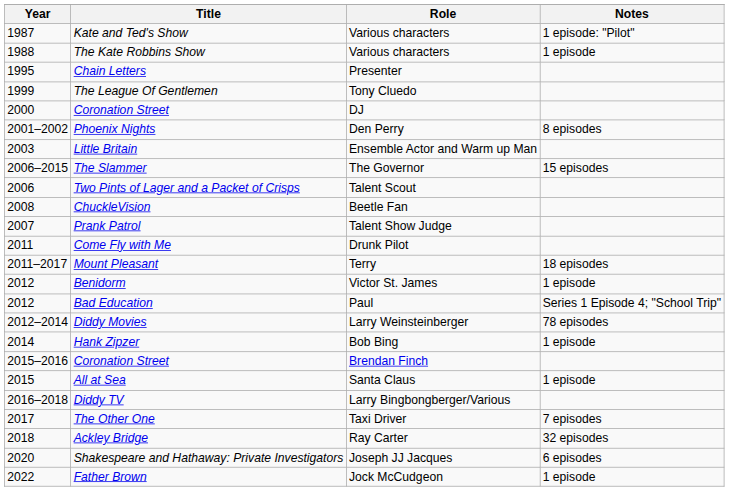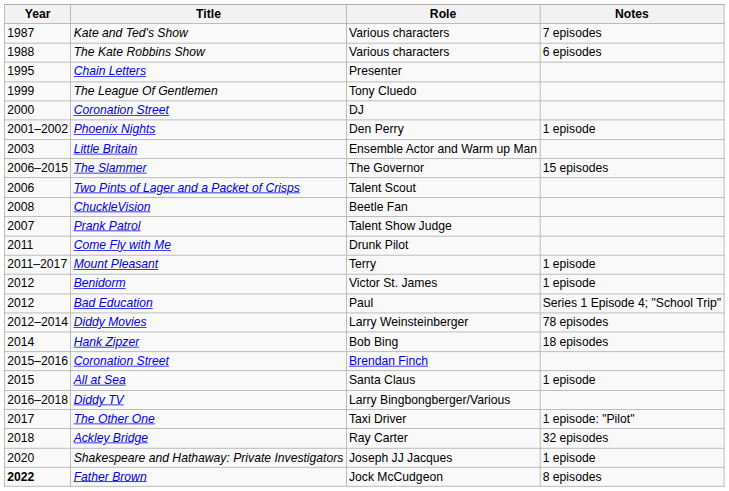(589, 33) 1 episode: "Pilot" -> (572, 33) 7 episodes
(569, 52) 1 episode -> (572, 52) 6 episodes
(572, 129) 8 episodes -> (569, 129) 1 episode
(575, 264) 18 episodes -> (569, 264) 1 episode
(569, 341) 1 episode -> (575, 341) 18 episodes
(572, 419) 7 episodes -> (589, 419) 1 episode: "Pilot"
(572, 457) 6 episodes -> (569, 457) 1 episode
(21, 476) normal -> (21, 476) bold
(569, 476) 1 episode -> (572, 476) 8 episodes
